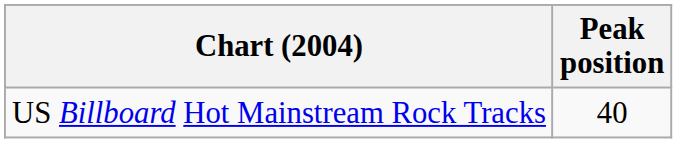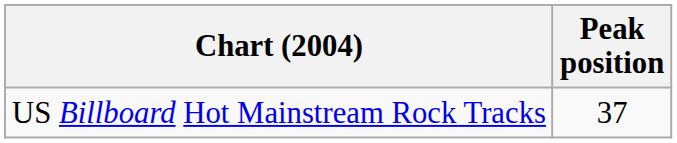(612, 112) 40 -> (612, 112) 37
